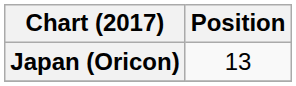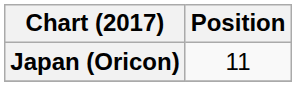(238, 61) 13 -> (238, 61) 11
